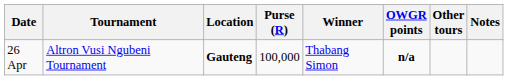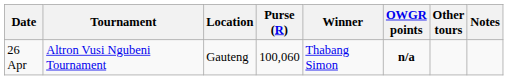(229, 57) bold -> (227, 57) normal
(279, 57) 100,000 -> (279, 57) 100,060
